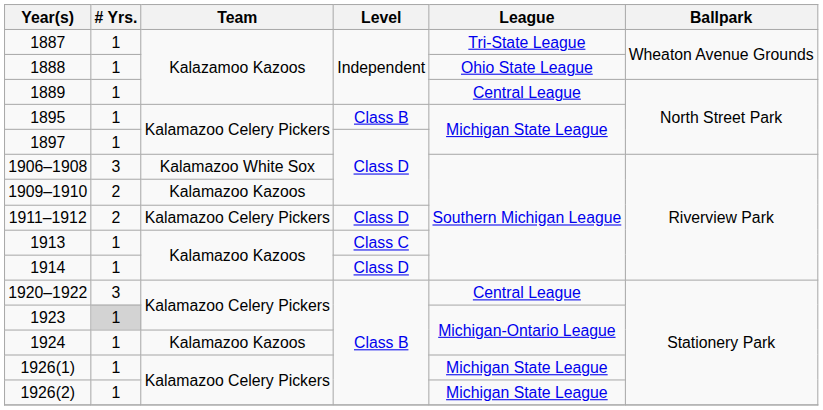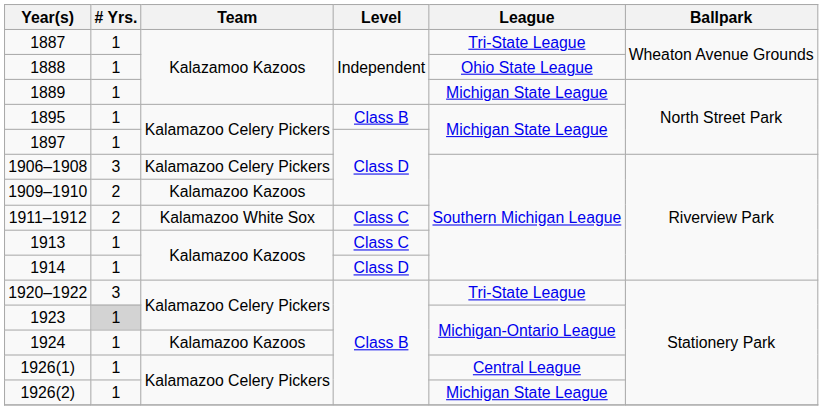(527, 92) Central League -> (527, 92) Michigan State League
(237, 167) Kalamazoo White Sox -> (237, 167) Kalamazoo Celery Pickers
(237, 217) Kalamazoo Celery Pickers -> (237, 217) Kalamazoo White Sox
(381, 217) Class D -> (381, 217) Class C
(527, 292) Central League -> (527, 292) Tri-State League
(527, 368) Michigan State League -> (527, 368) Central League
